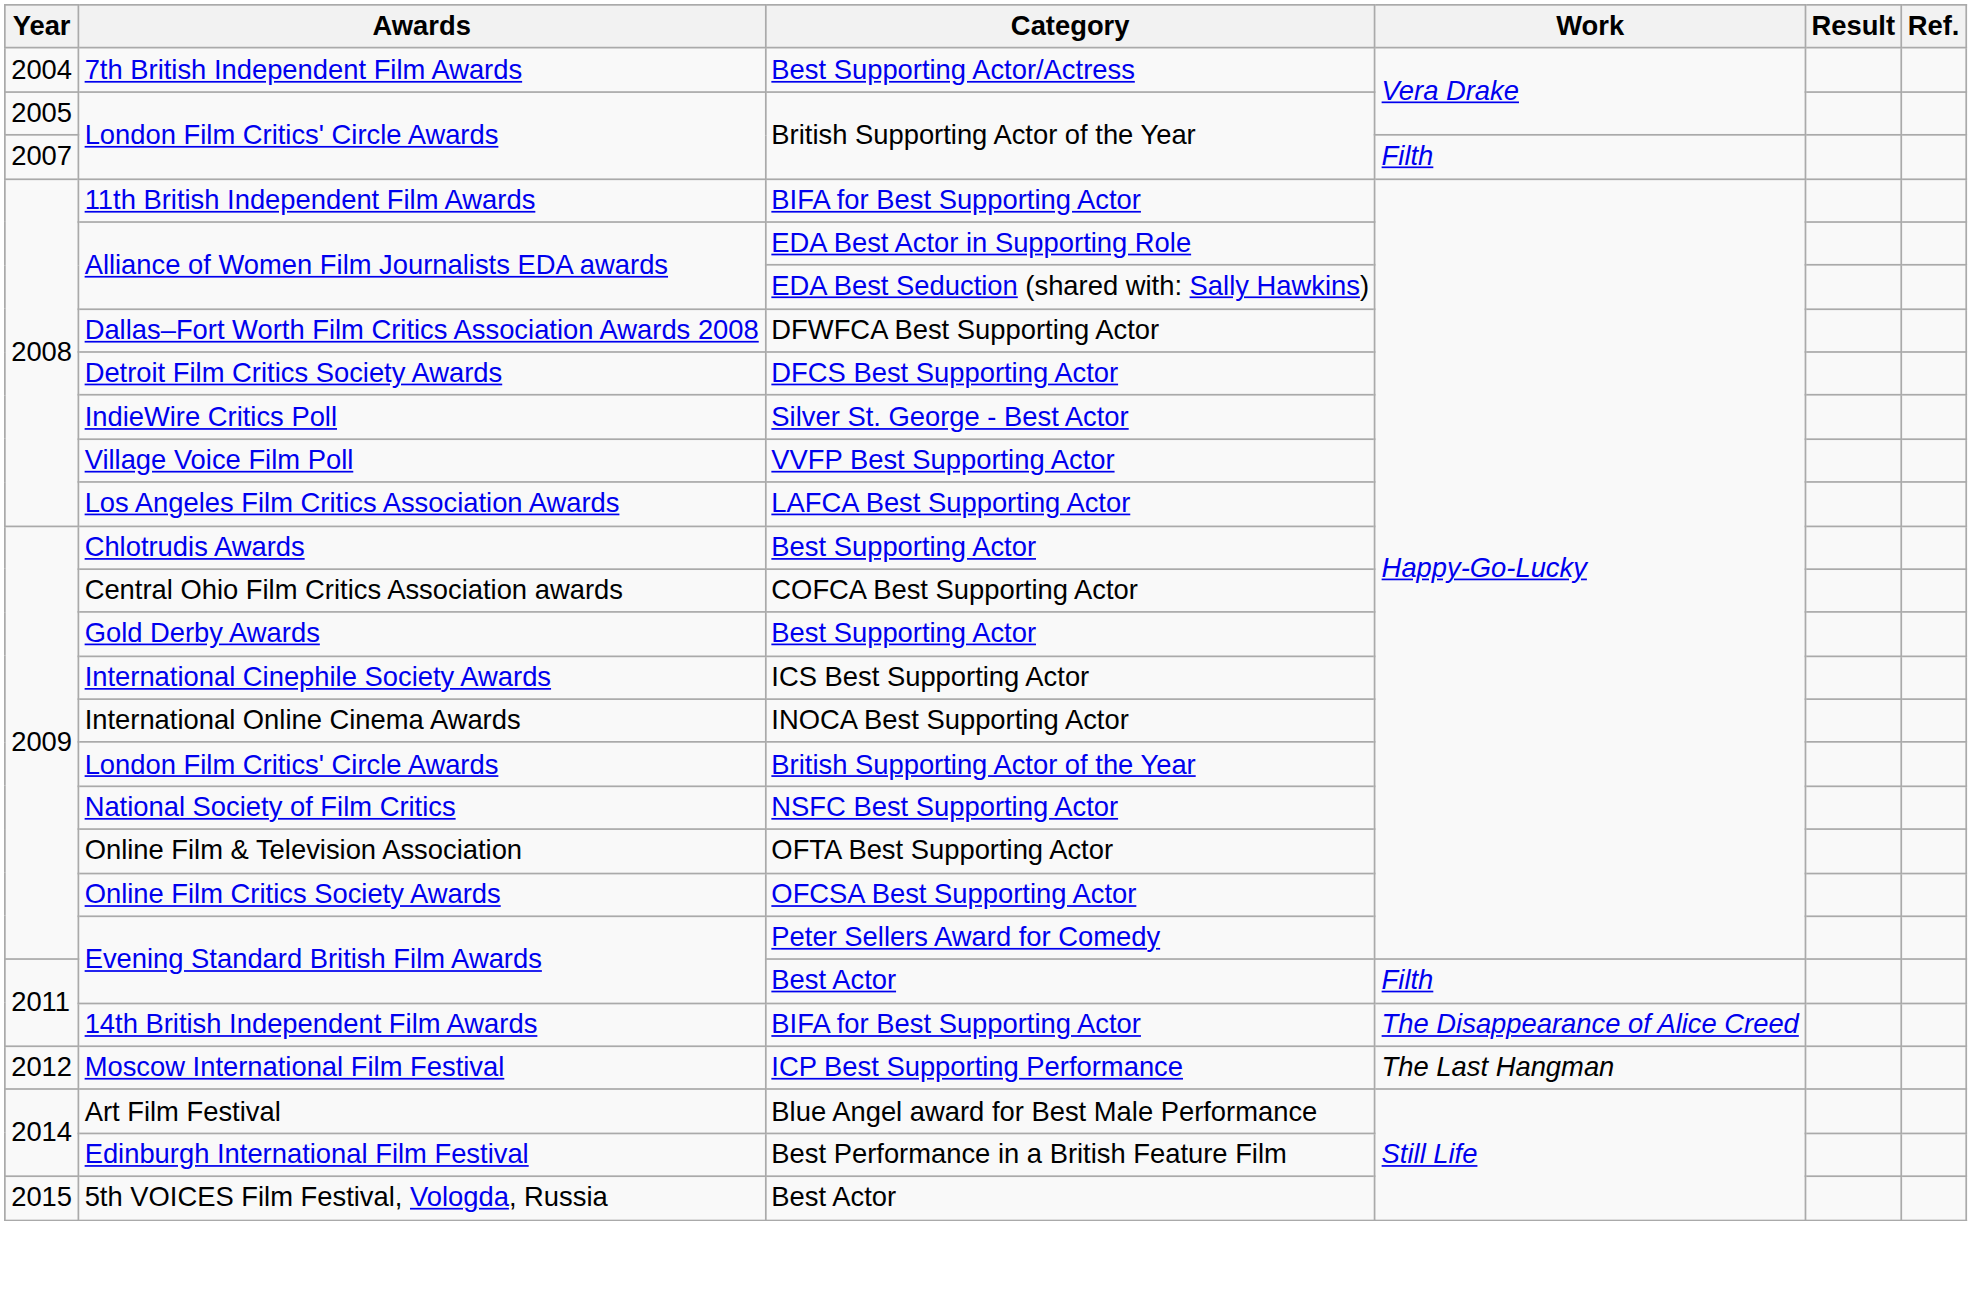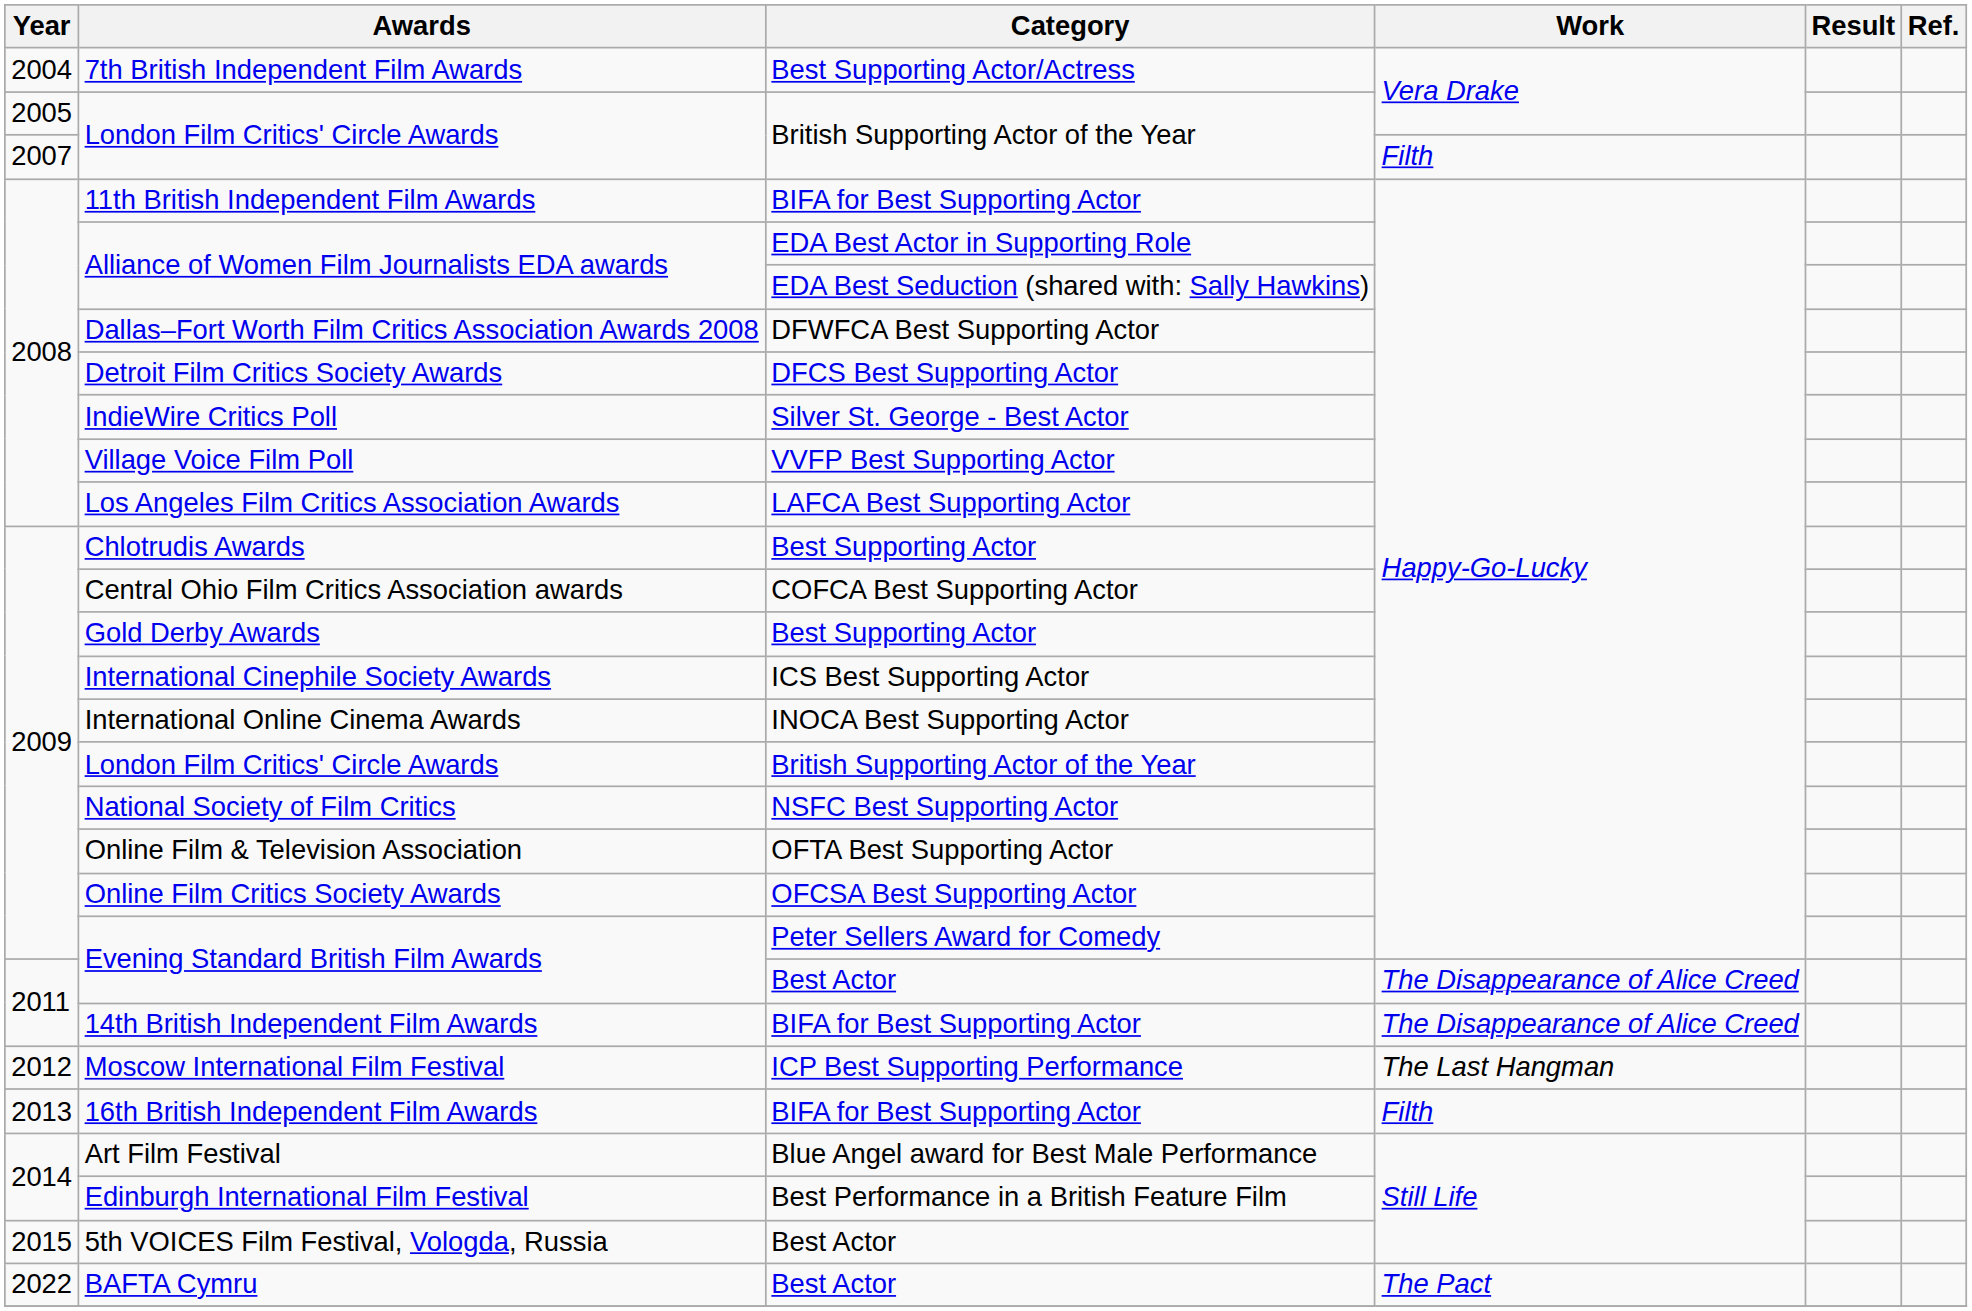(1407, 980) Filth -> (1590, 980) The Disappearance of Alice Creed
+ row: (42, 1110)
+ row: (42, 1284)
